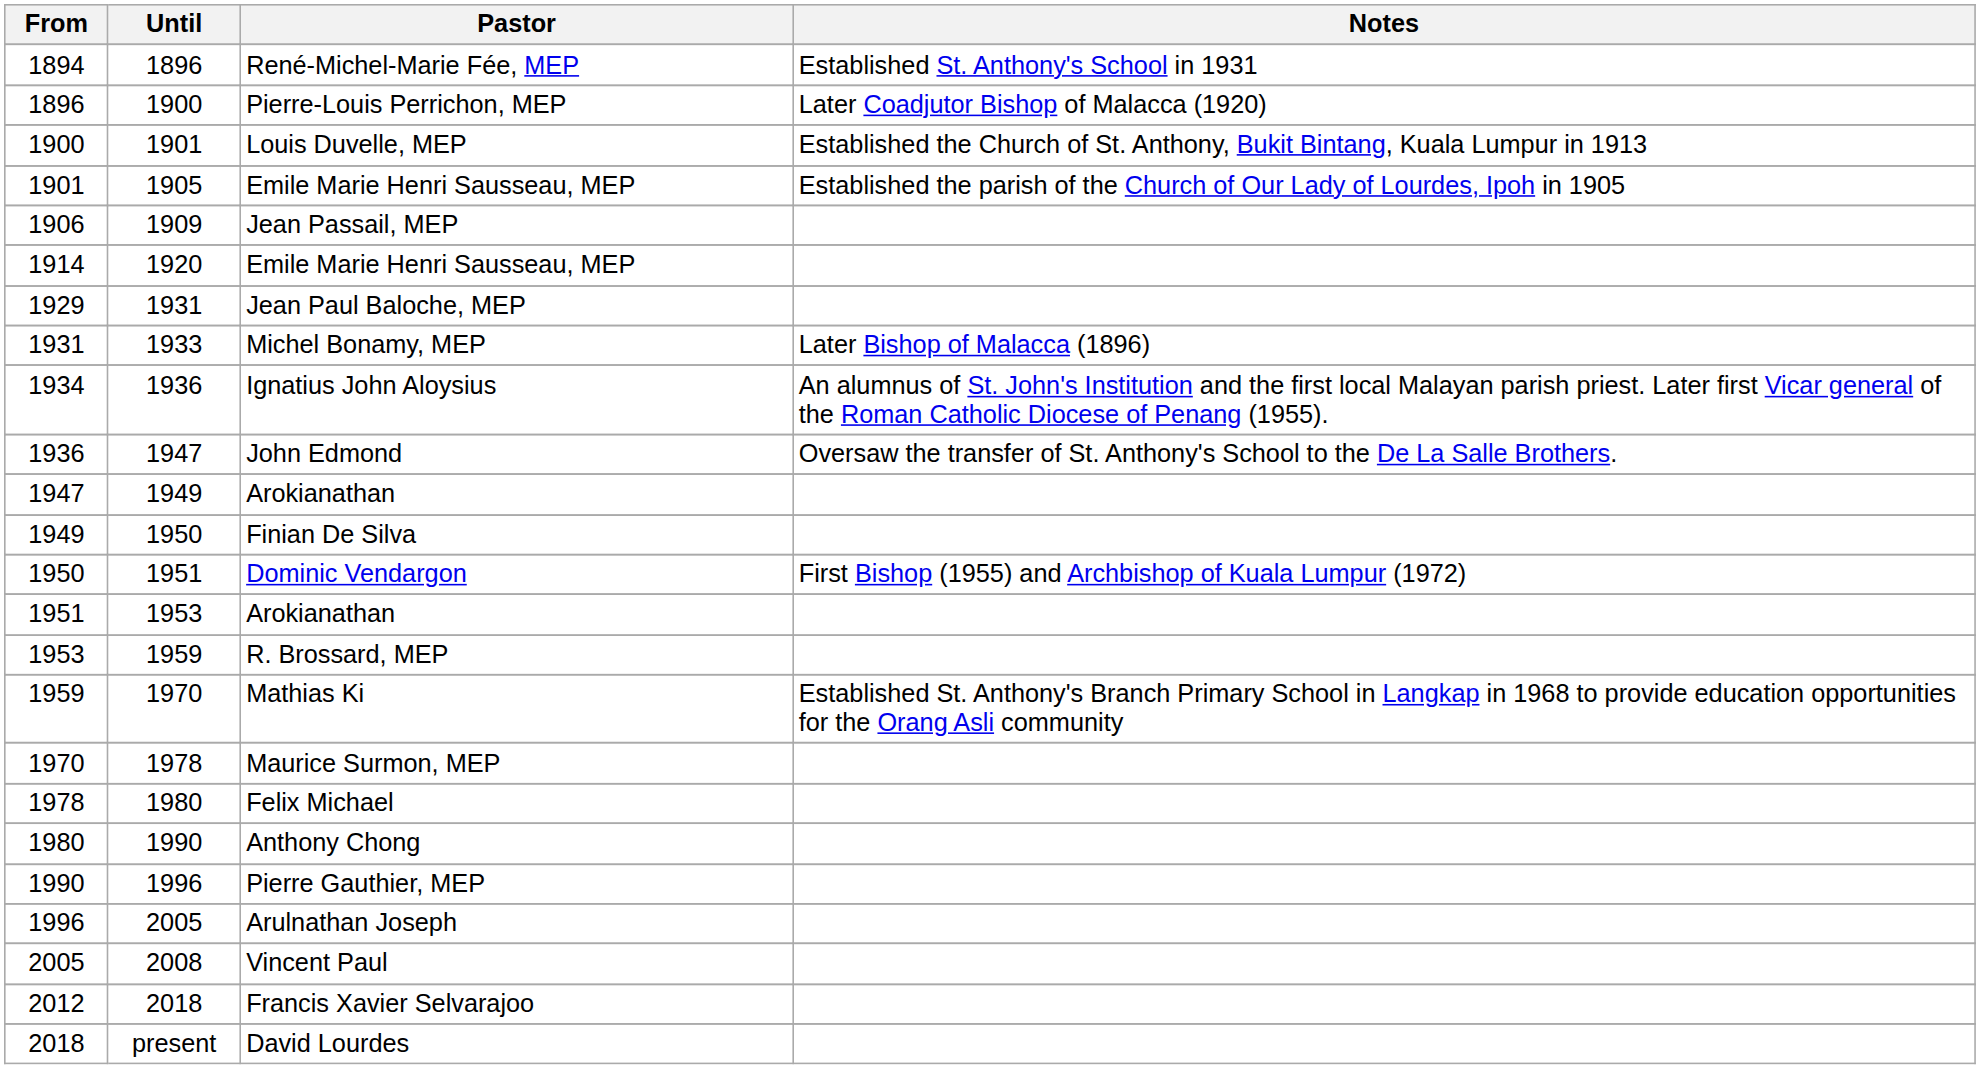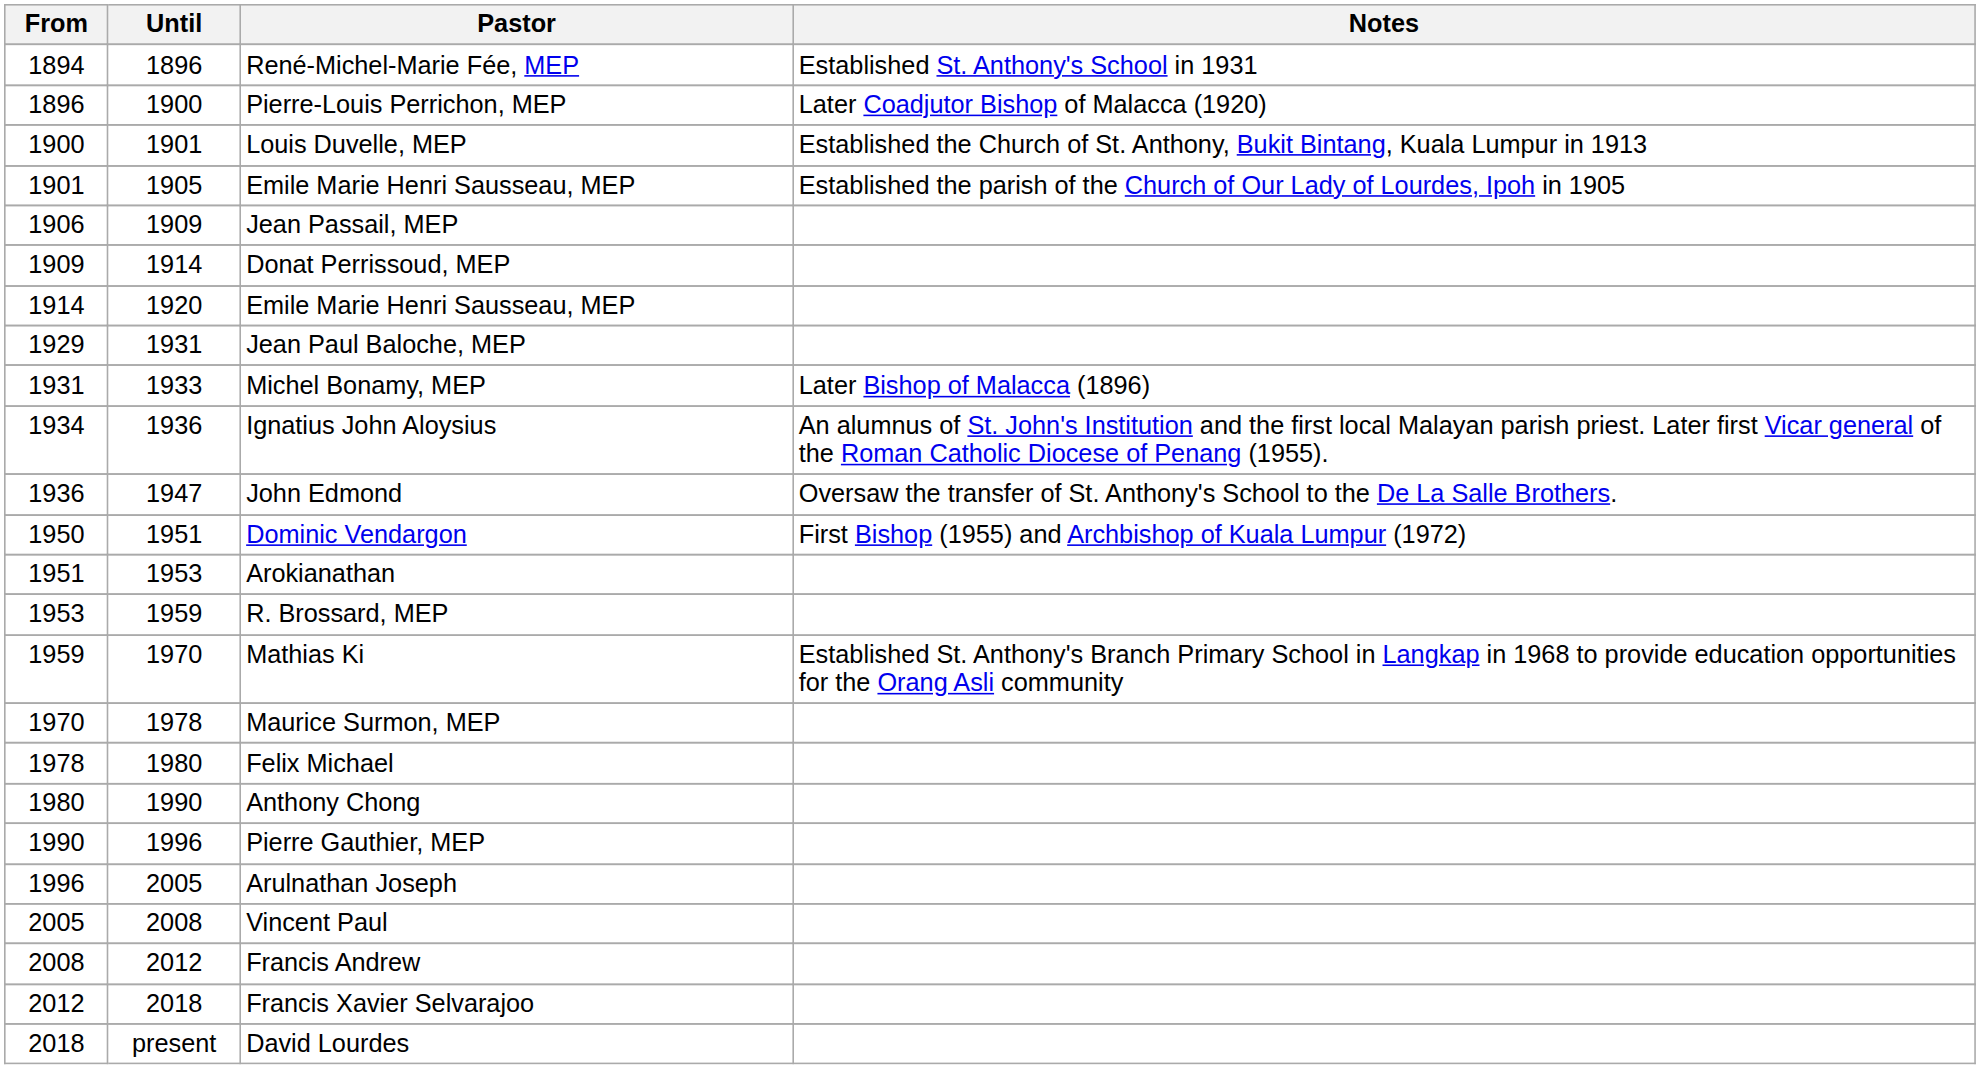+ row: (56, 265)
- row: (56, 494)
- row: (56, 534)
+ row: (56, 963)
